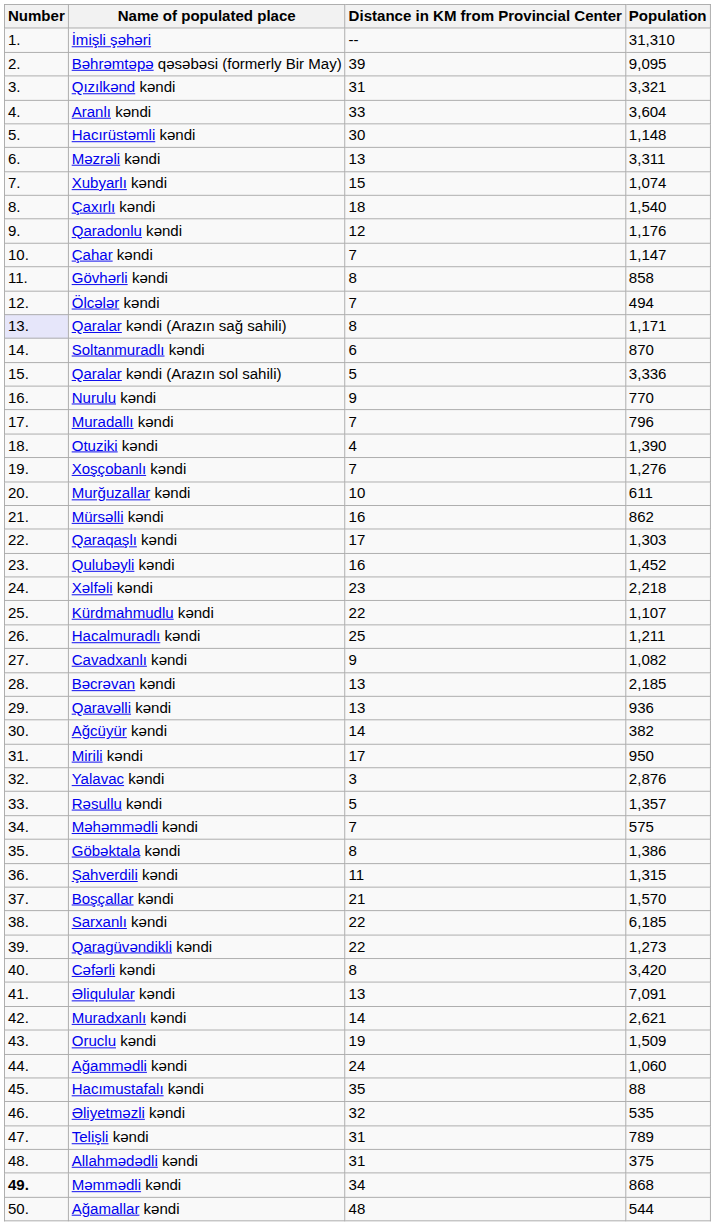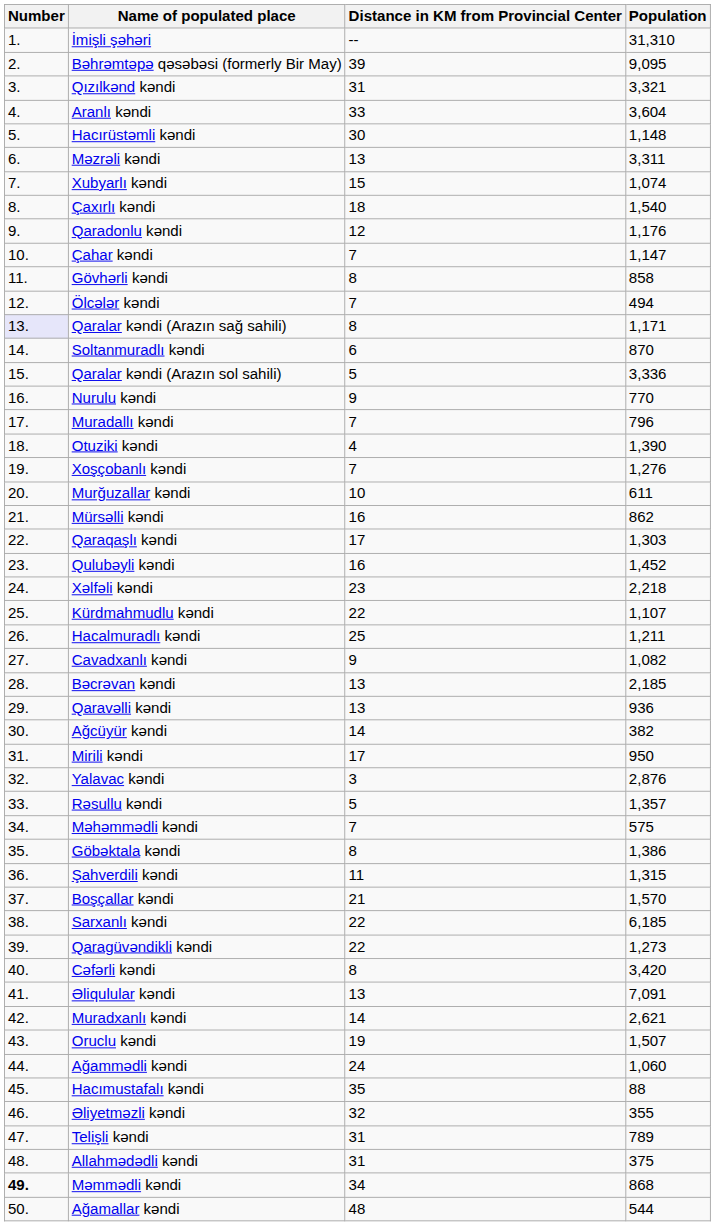(648, 1042) 1,509 -> (648, 1042) 1,507
(641, 1113) 535 -> (641, 1113) 355
